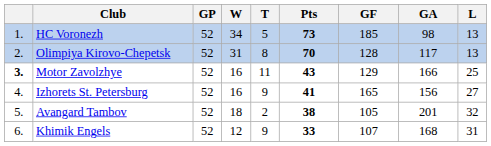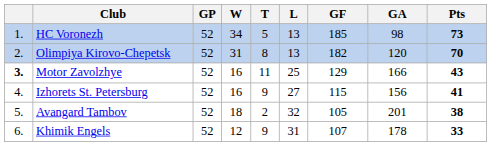columns swapped: (472, 14) <-> (309, 14)
(369, 53) 128 -> (338, 53) 182
(428, 53) 117 -> (397, 53) 120
(369, 92) 165 -> (338, 92) 115
(428, 131) 168 -> (397, 131) 178
